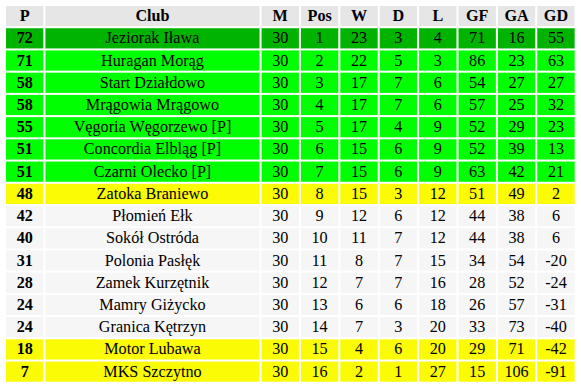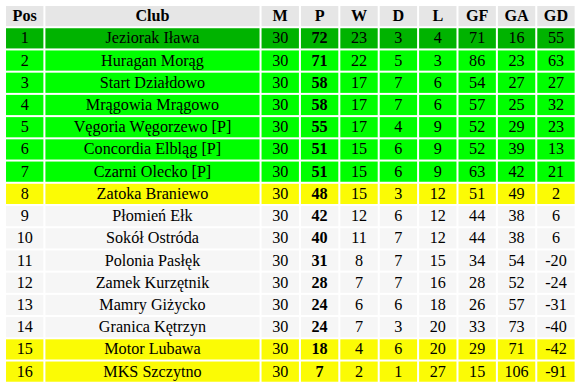columns swapped: (320, 16) <-> (25, 16)
